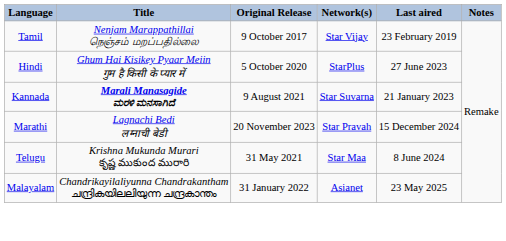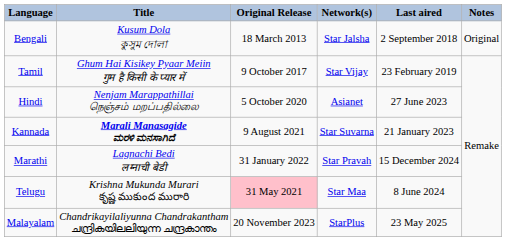+ row: (31, 38)
(144, 35) Nenjam Marappathillai நெஞ்சம் மறப்பதில்லை -> (144, 71) Ghum Hai Kisikey Pyaar Meiin गुम है किसी के प्यार में
(144, 66) Ghum Hai Kisikey Pyaar Meiin गुम है किसी के प्यार में -> (144, 101) Nenjam Marappathillai நெஞ்சம் மறப்பதில்லை
(347, 66) StarPlus -> (347, 102) Asianet
(274, 126) 20 November 2023 -> (274, 161) 31 January 2022
(274, 157) no background -> (274, 192) pink background
(274, 187) 31 January 2022 -> (274, 222) 20 November 2023
(347, 187) Asianet -> (347, 222) StarPlus
